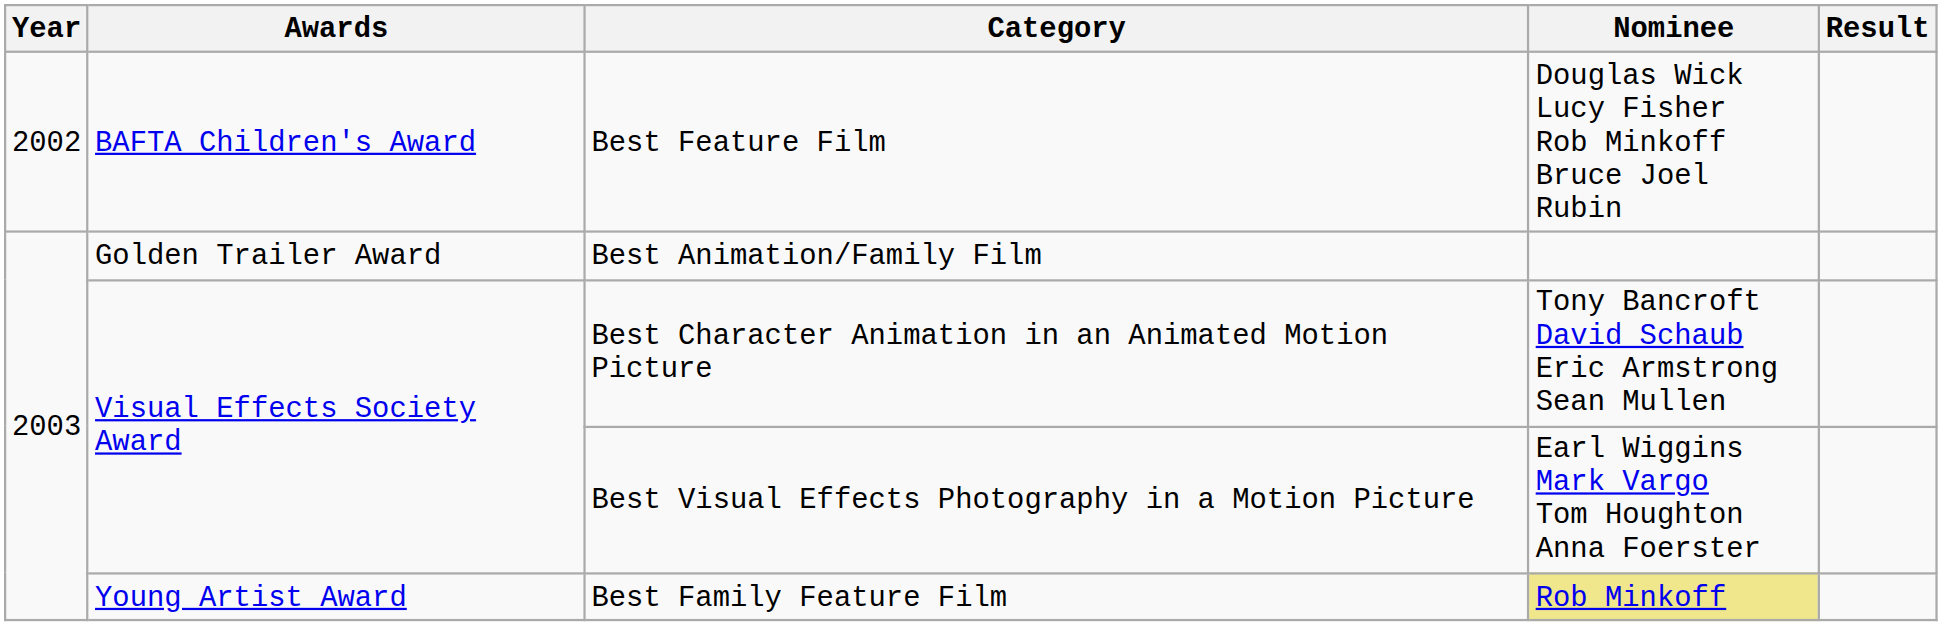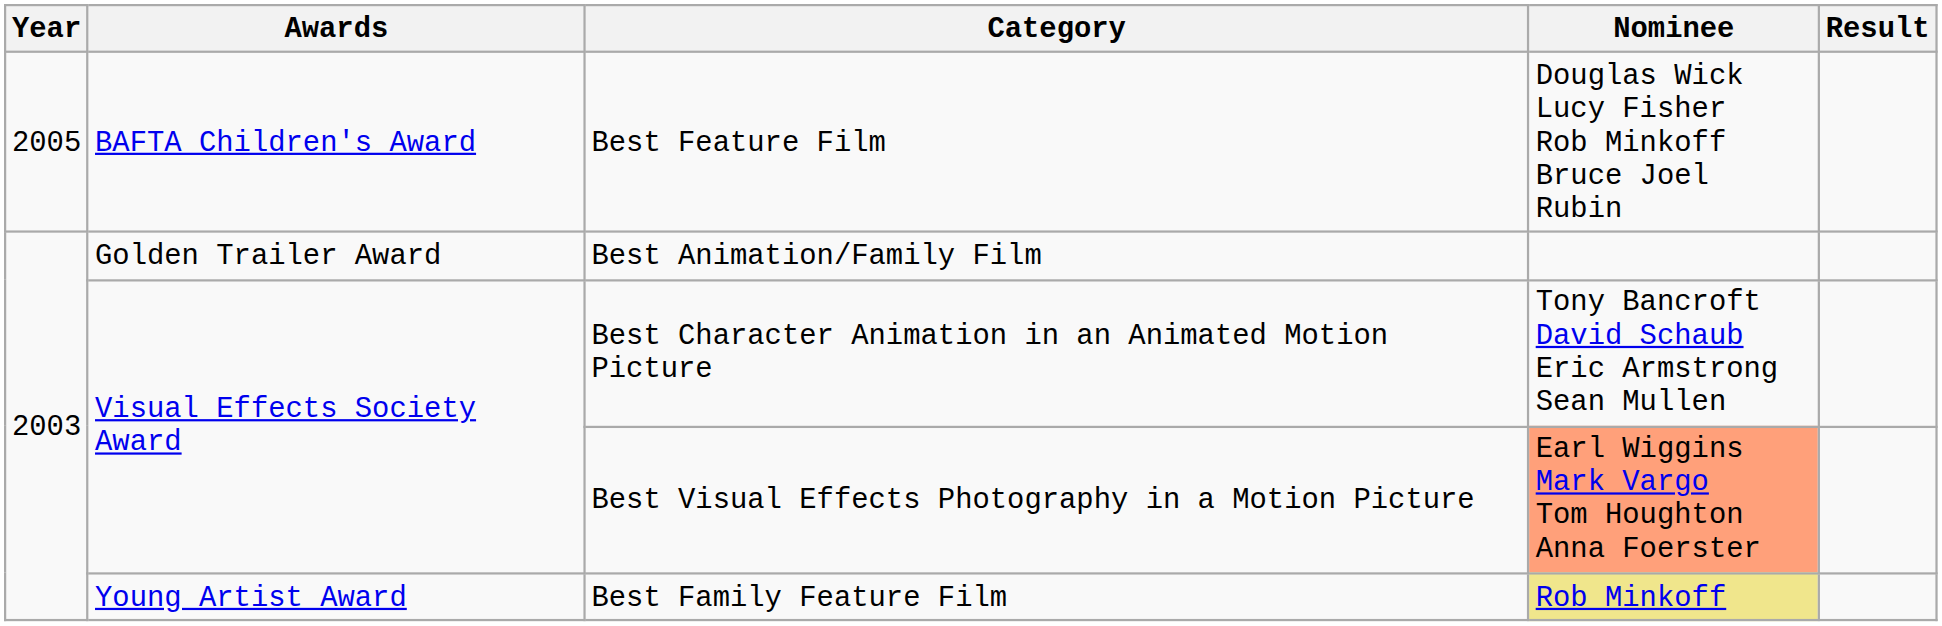(47, 142) 2002 -> (47, 142) 2005
(1648, 500) no background -> (1648, 500) lightsalmon background
